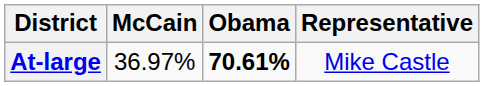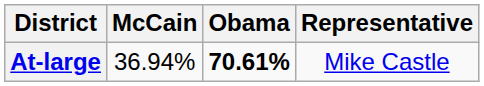(155, 61) 36.97% -> (155, 61) 36.94%
